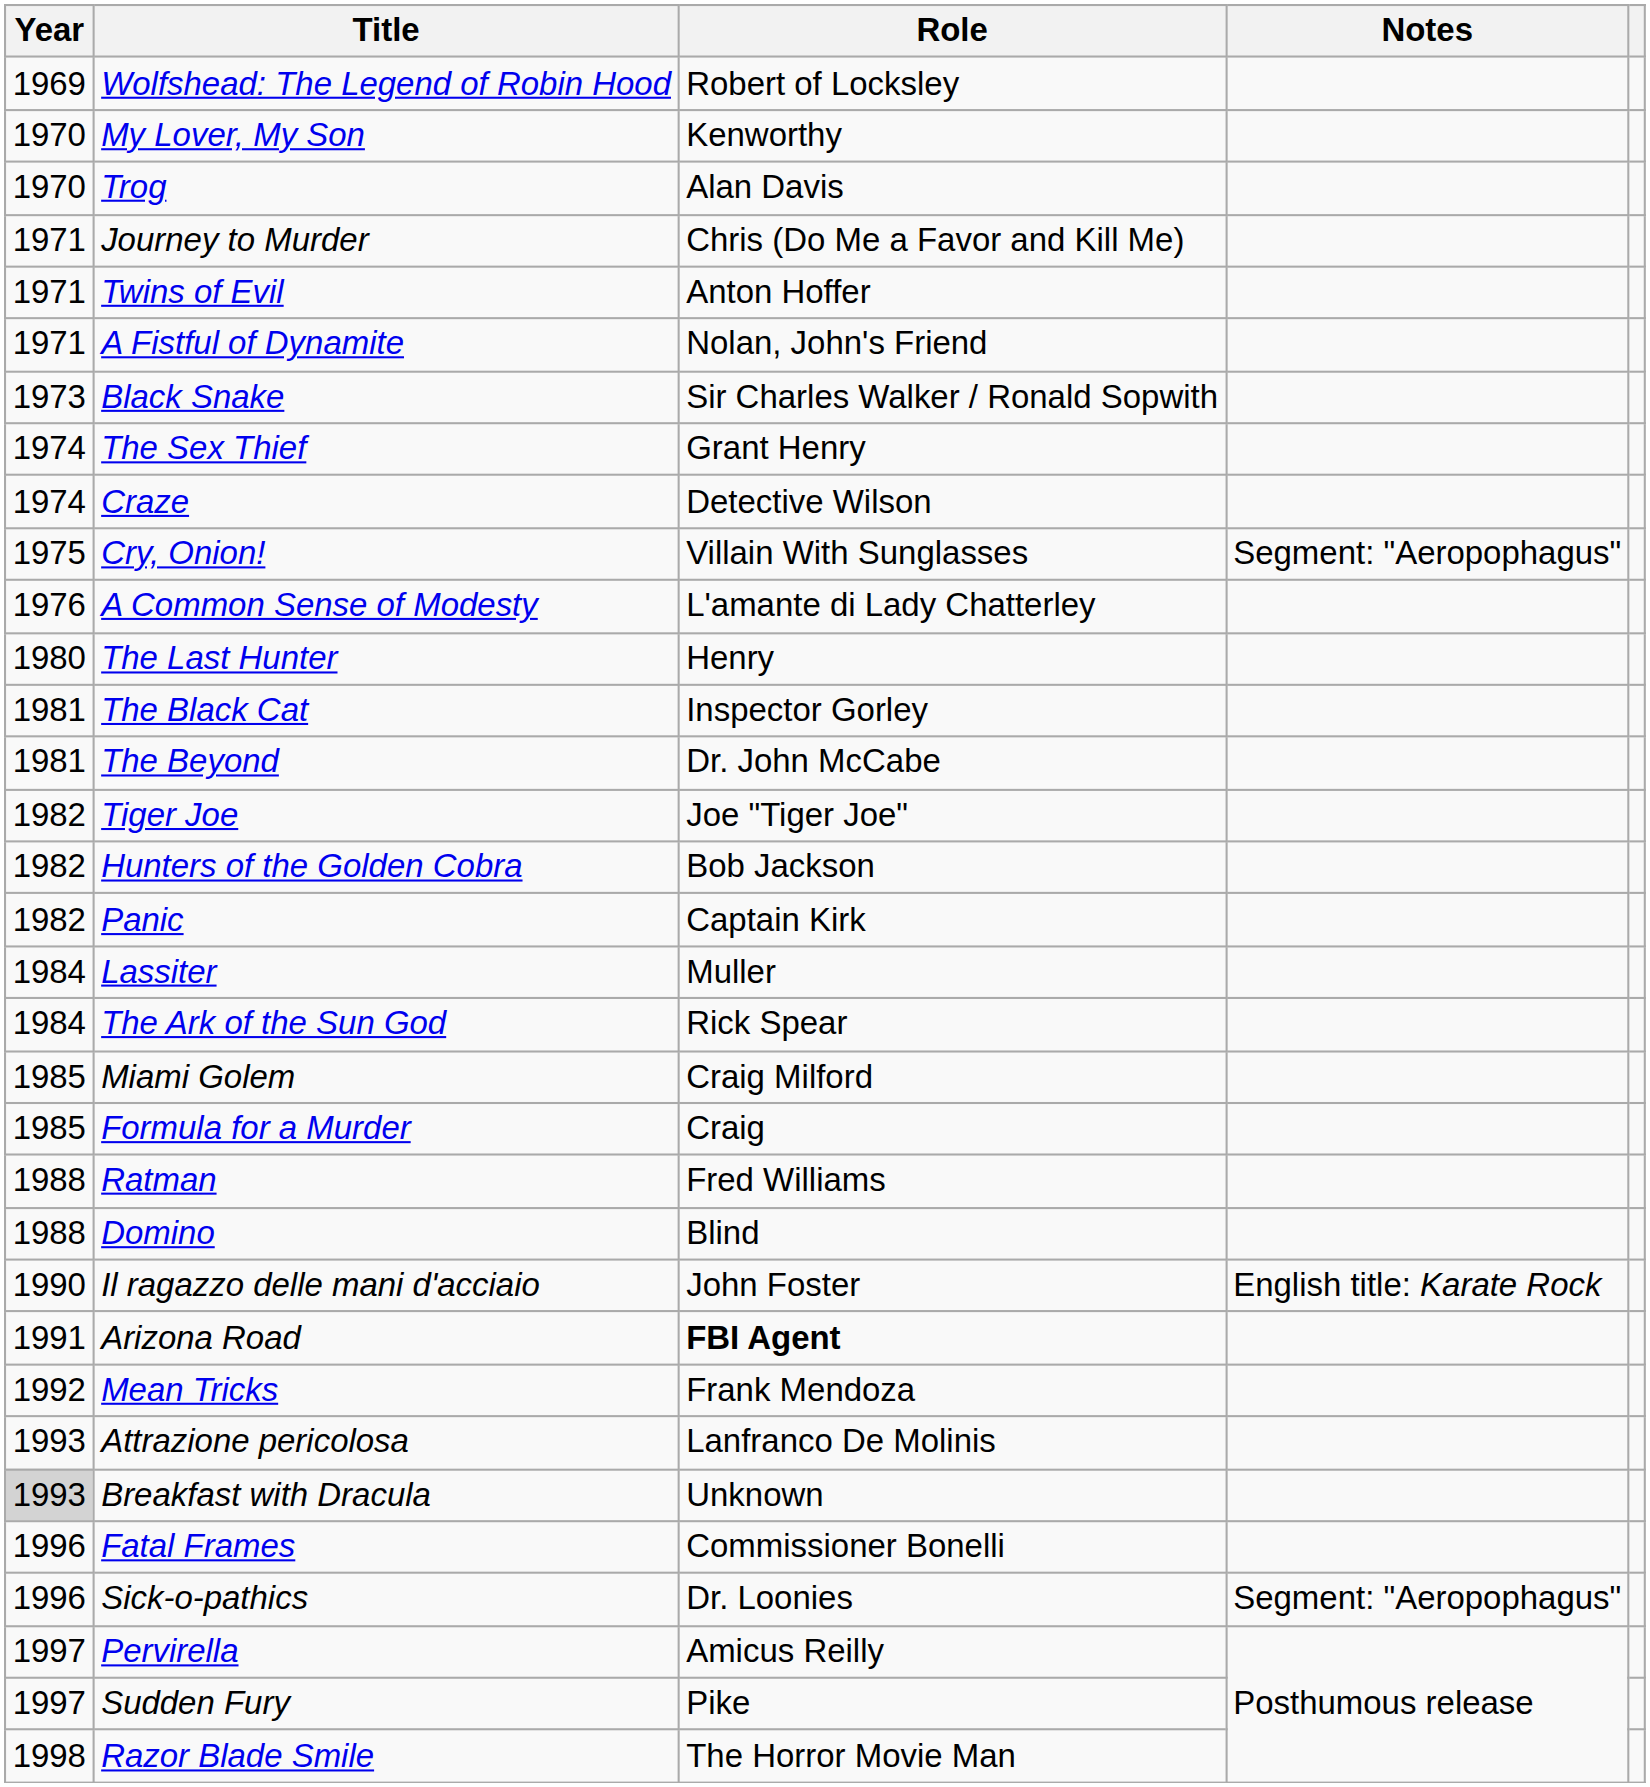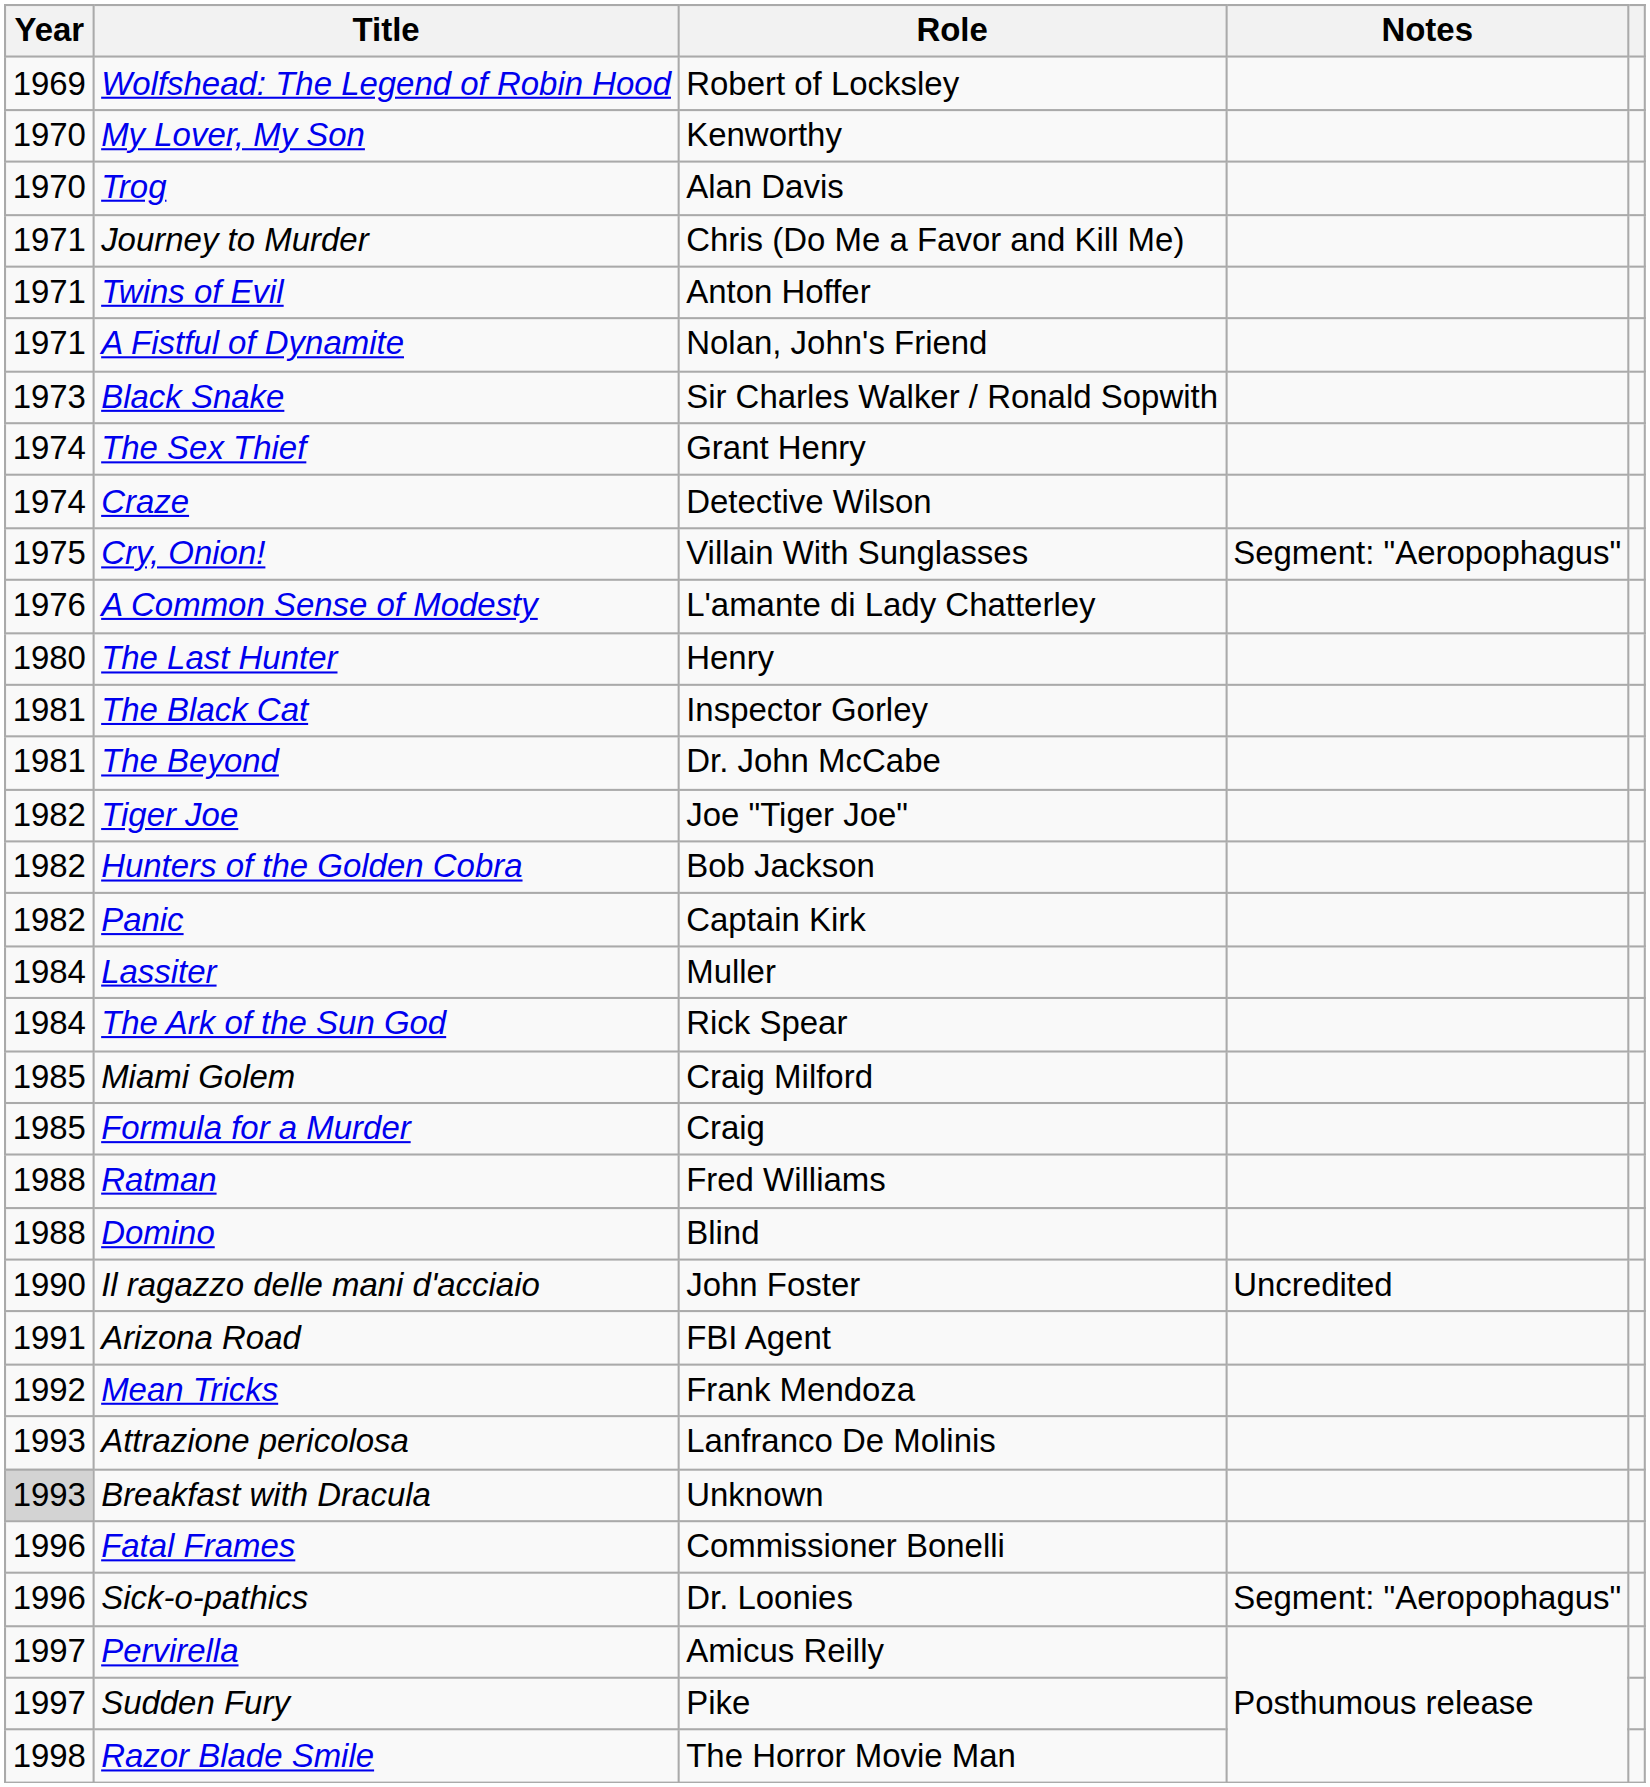(1417, 1285) English title: Karate Rock -> (1313, 1285) Uncredited
(763, 1337) bold -> (759, 1337) normal
